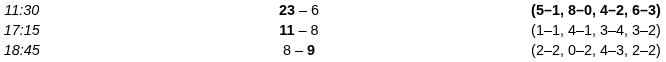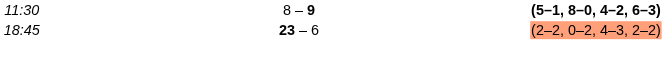(299, 10) 23 – 6 -> (299, 10) 8 – 9
- row: (22, 30)
(299, 50) 8 – 9 -> (299, 30) 23 – 6
(596, 50) no background -> (596, 30) lightsalmon background
